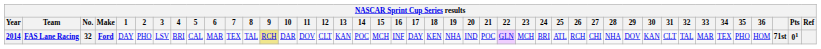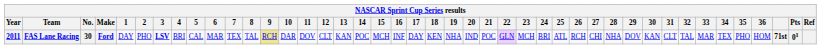(13, 37) 2014 -> (13, 37) 2011
(88, 37) 32 -> (88, 37) 30
(162, 37) normal -> (162, 37) bold
